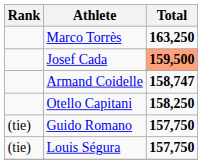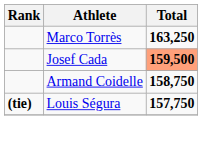(172, 81) 158,747 -> (172, 81) 158,750
- row: (89, 103)
- row: (89, 125)
(19, 147) normal -> (20, 103) bold
